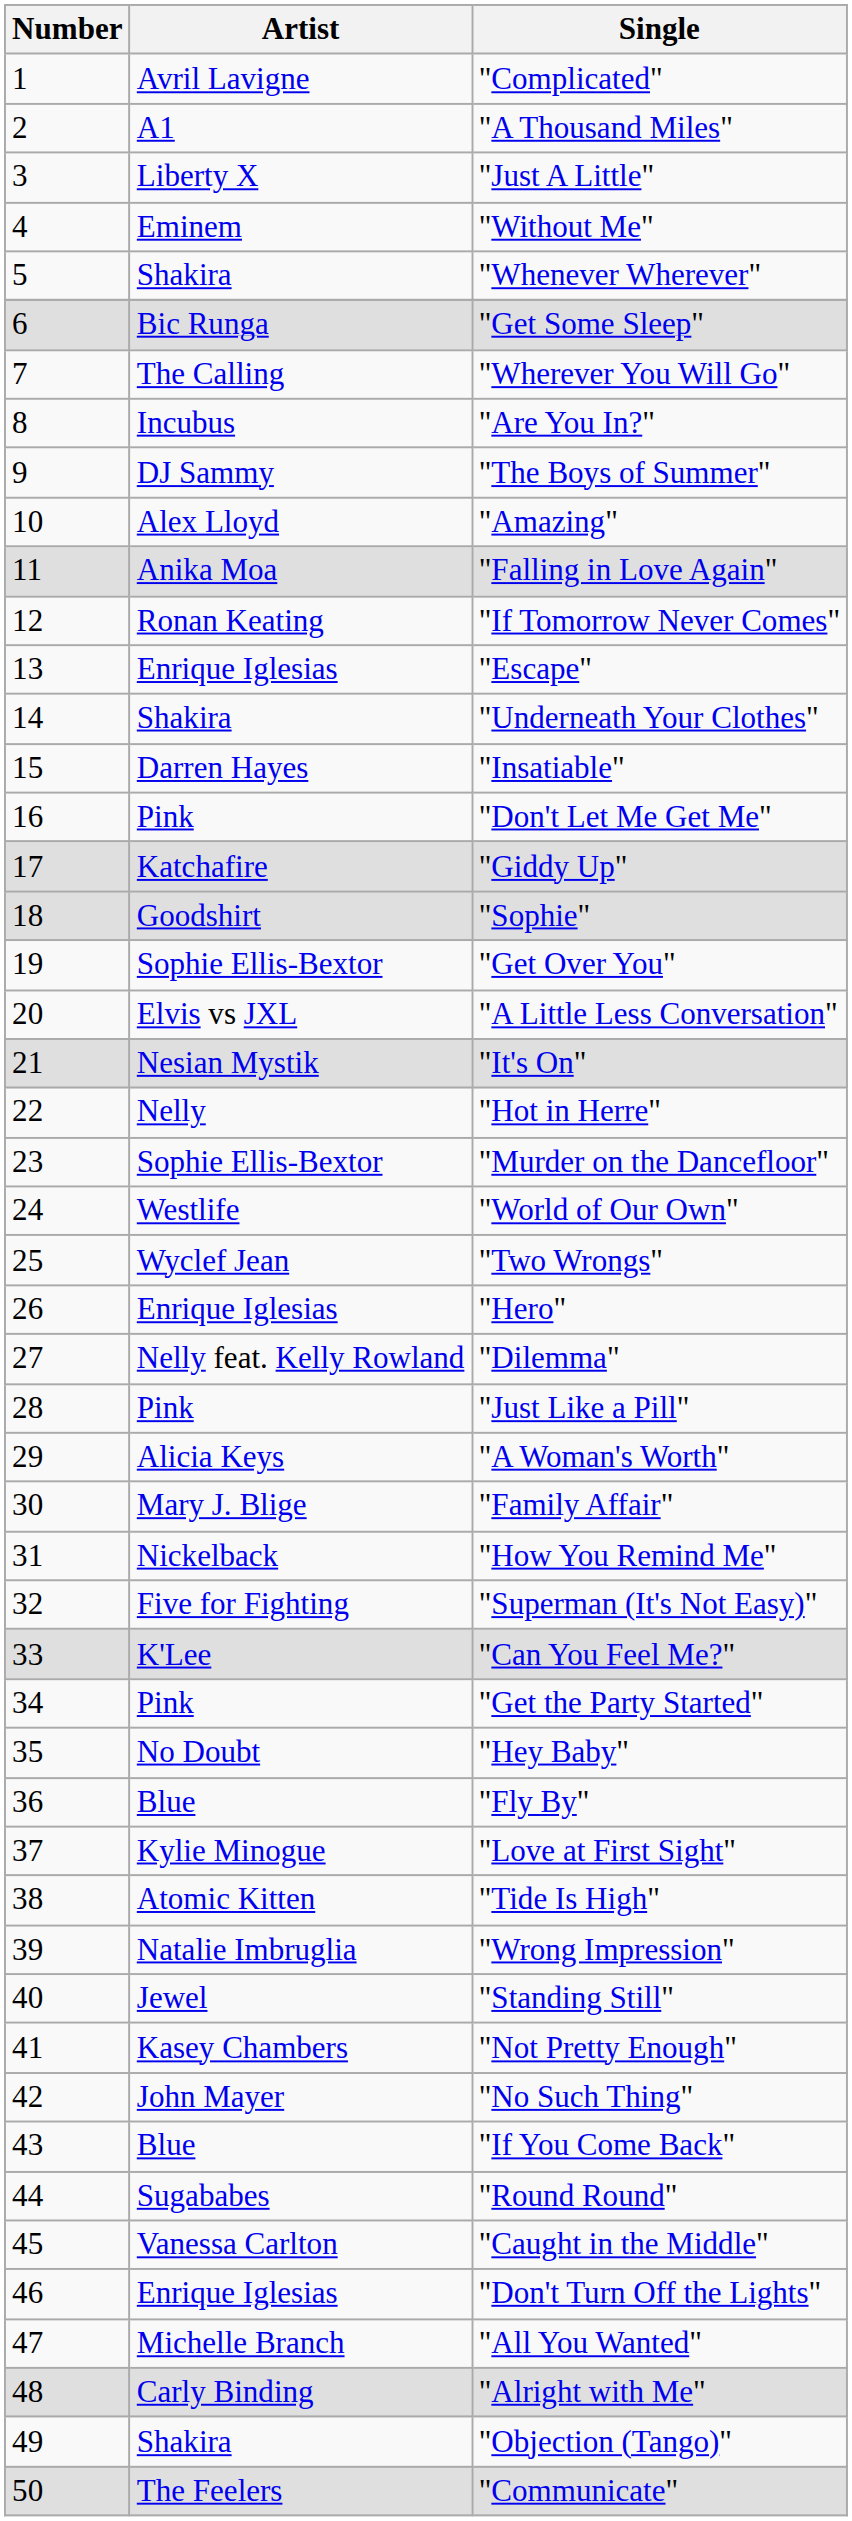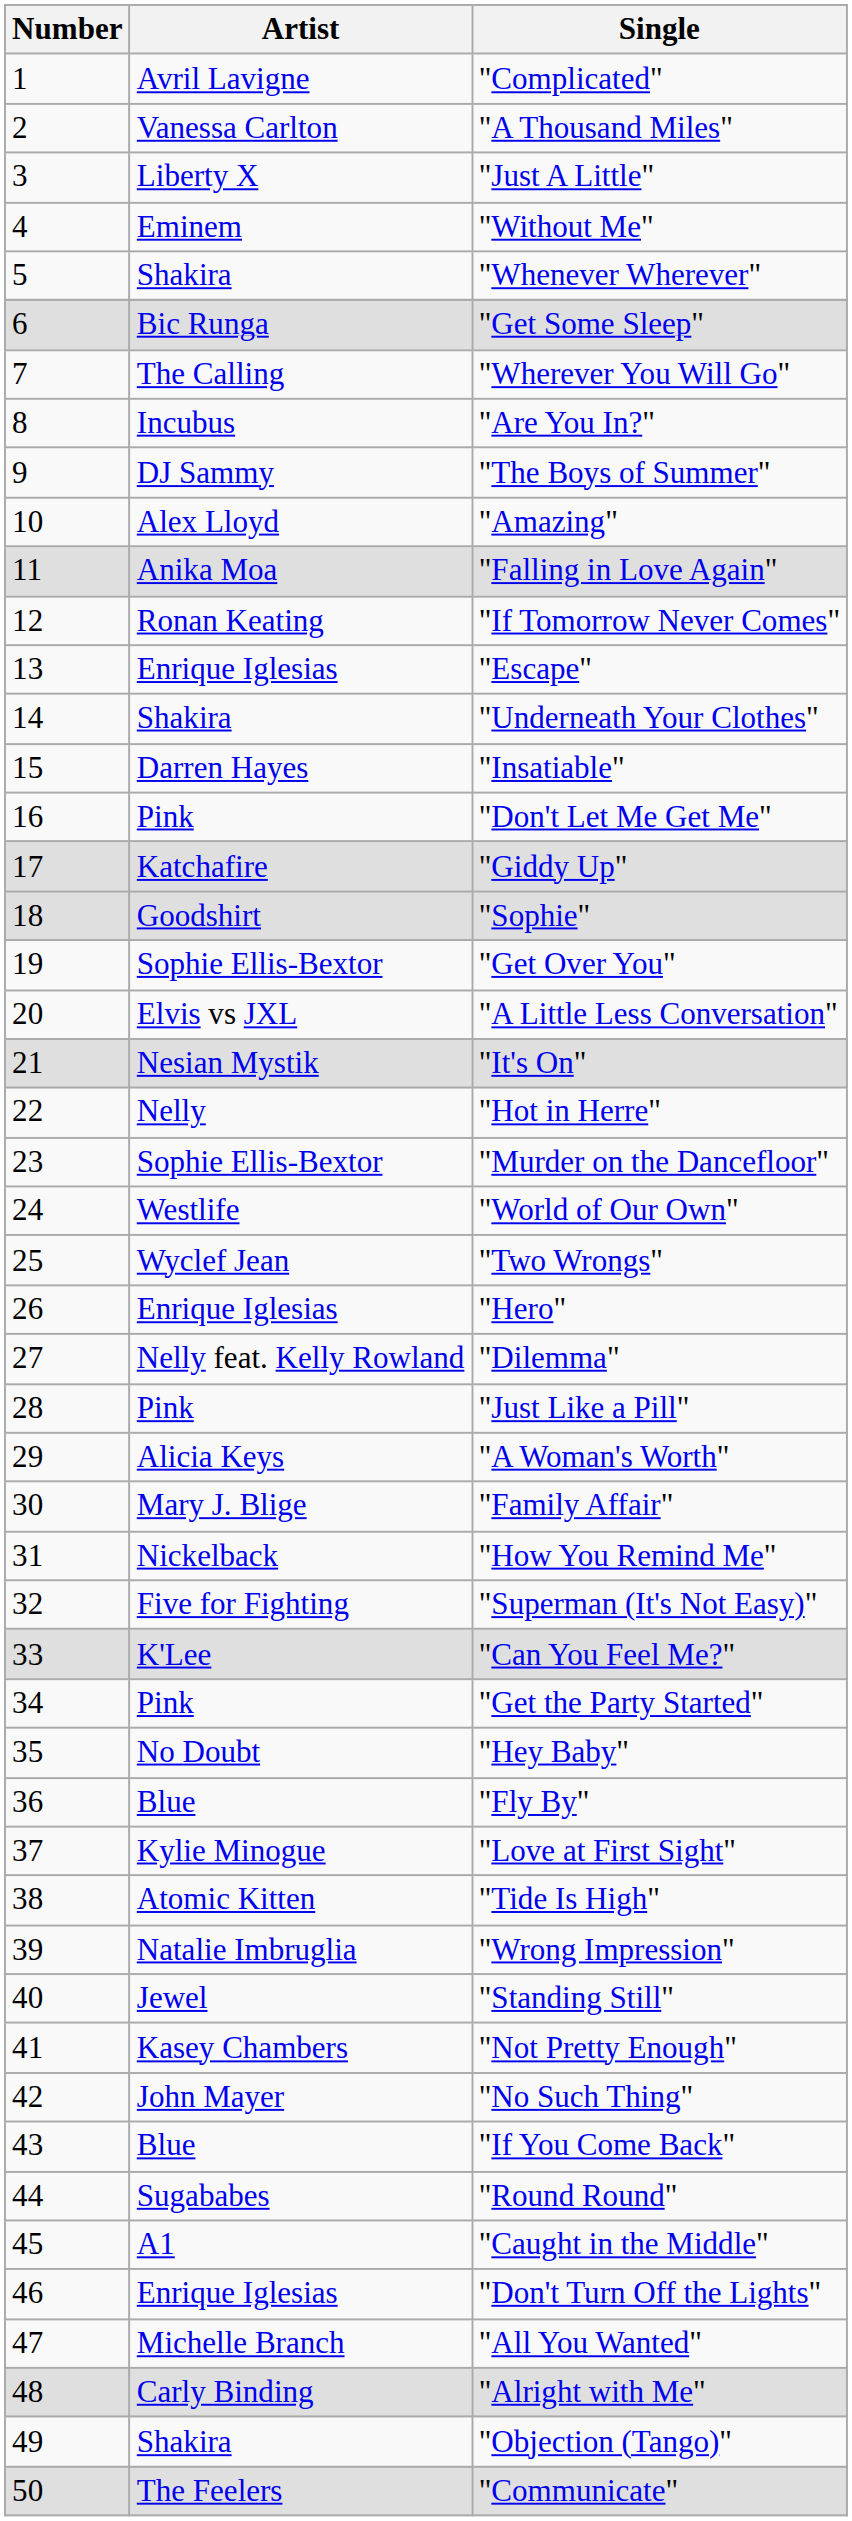(156, 127) A1 -> (237, 127) Vanessa Carlton
(237, 2244) Vanessa Carlton -> (156, 2244) A1
